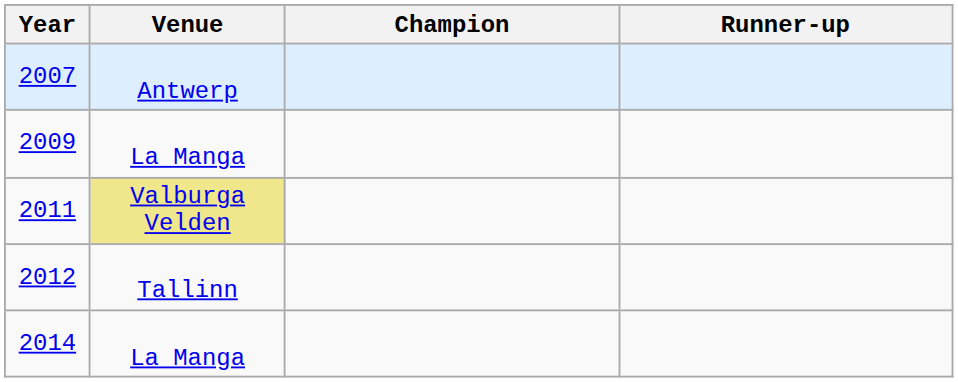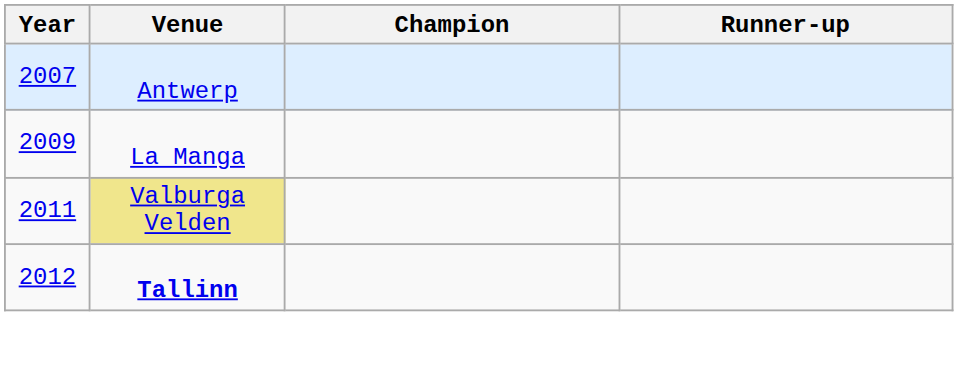(188, 291) normal -> (188, 291) bold
- row: (47, 344)
